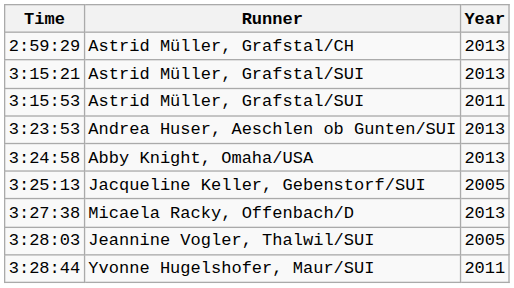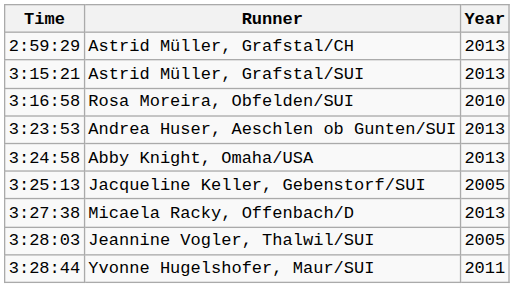- row: (44, 102)
+ row: (44, 102)
